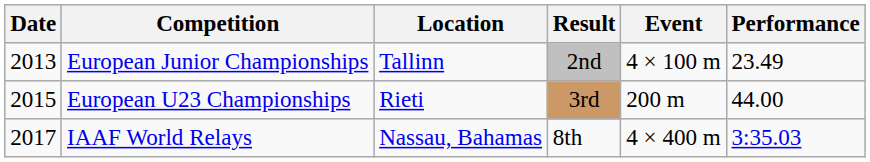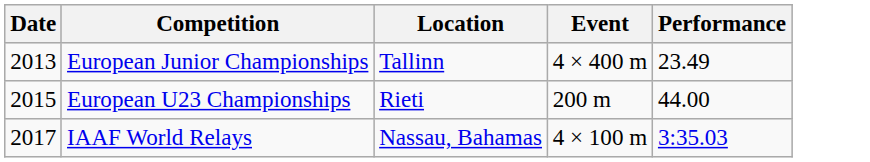- column: (584, 23)
(674, 61) 4 × 100 m -> (600, 61) 4 × 400 m
(674, 138) 4 × 400 m -> (600, 138) 4 × 100 m
